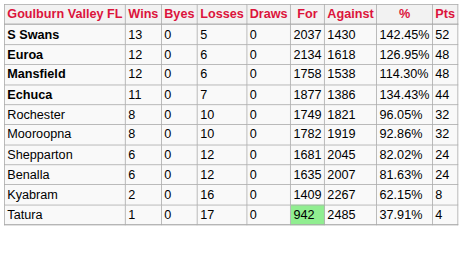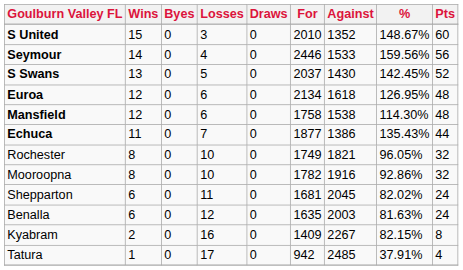+ row: (33, 34)
+ row: (34, 54)
(404, 94) 134.43% -> (404, 134) 135.43%
(341, 134) 1919 -> (341, 174) 1916
(207, 154) 12 -> (207, 194) 11
(341, 174) 2007 -> (341, 214) 2003
(401, 194) 62.15% -> (401, 235) 82.15%
(304, 214) lightgreen background -> (304, 255) no background
